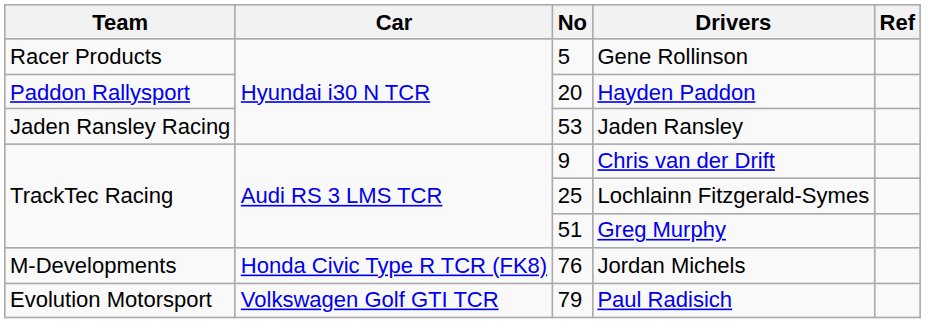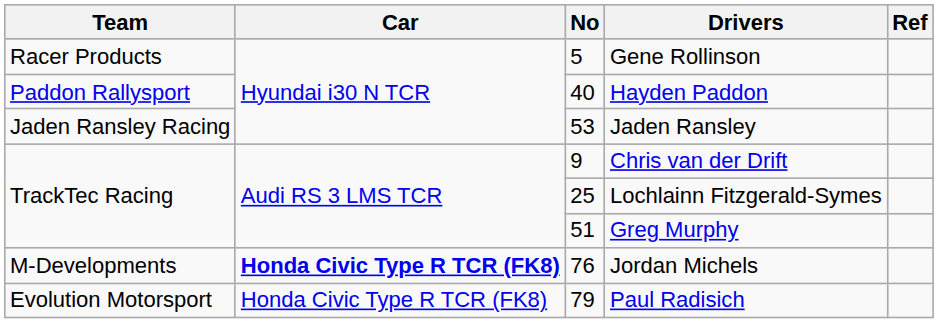(570, 91) 20 -> (582, 91) 40
(394, 265) normal -> (400, 265) bold
(370, 300) Volkswagen Golf GTI TCR -> (394, 300) Honda Civic Type R TCR (FK8)
